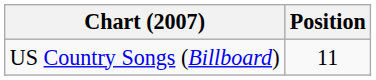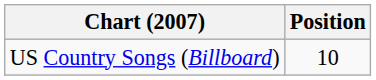(328, 57) 11 -> (328, 57) 10
